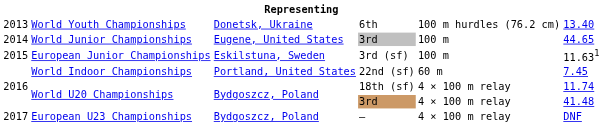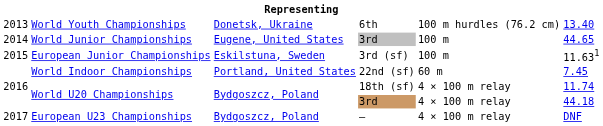(579, 102) 41.48 -> (579, 102) 44.18
